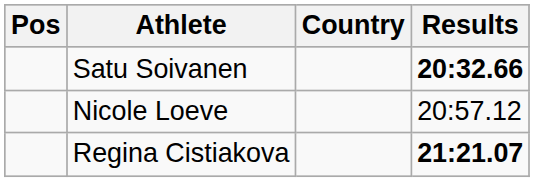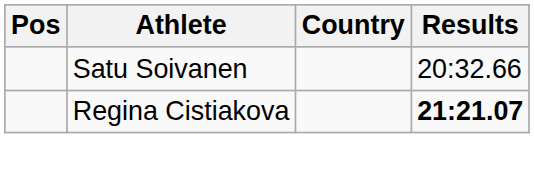(470, 68) bold -> (469, 68) normal
- row: (150, 111)
